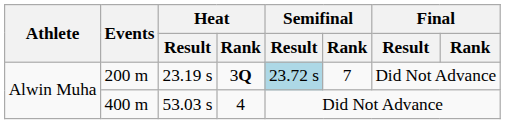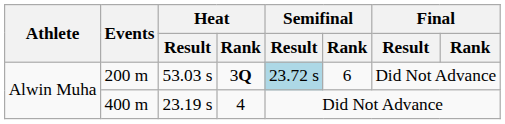(187, 76) 23.19 s -> (187, 76) 53.03 s
(347, 76) 7 -> (347, 76) 6
(187, 104) 53.03 s -> (187, 104) 23.19 s
